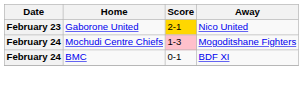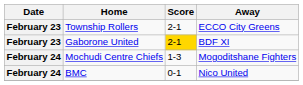+ row: (102, 27)
(223, 27) Nico United -> (214, 42) BDF XI
(174, 42) pink background -> (174, 57) no background
(214, 57) BDF XI -> (223, 73) Nico United
